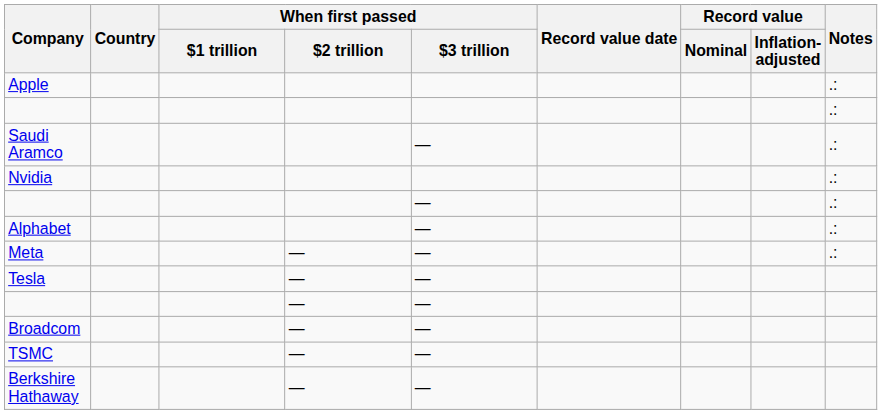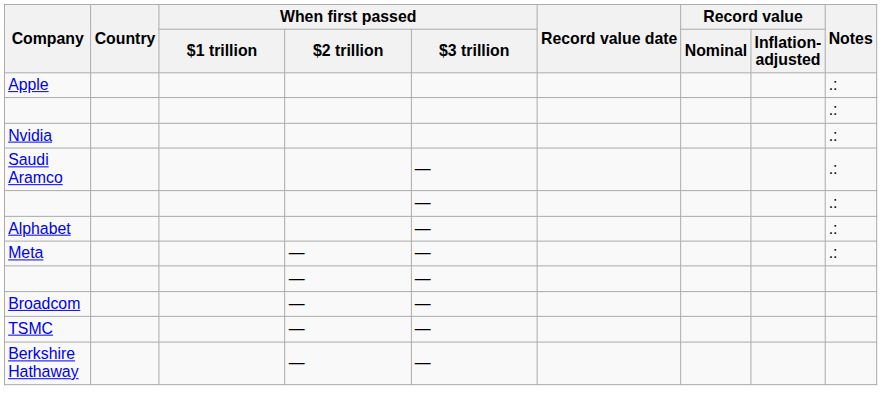rows swapped: (30, 178) <-> (35, 144)
- row: (27, 278)
